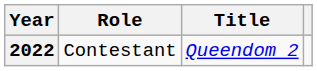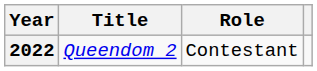columns swapped: (242, 20) <-> (120, 20)
